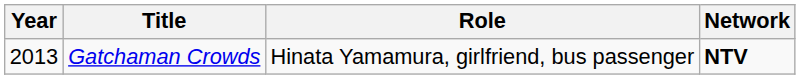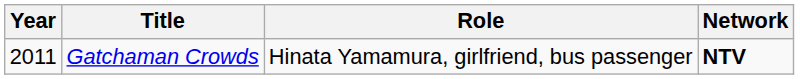(34, 56) 2013 -> (33, 56) 2011
